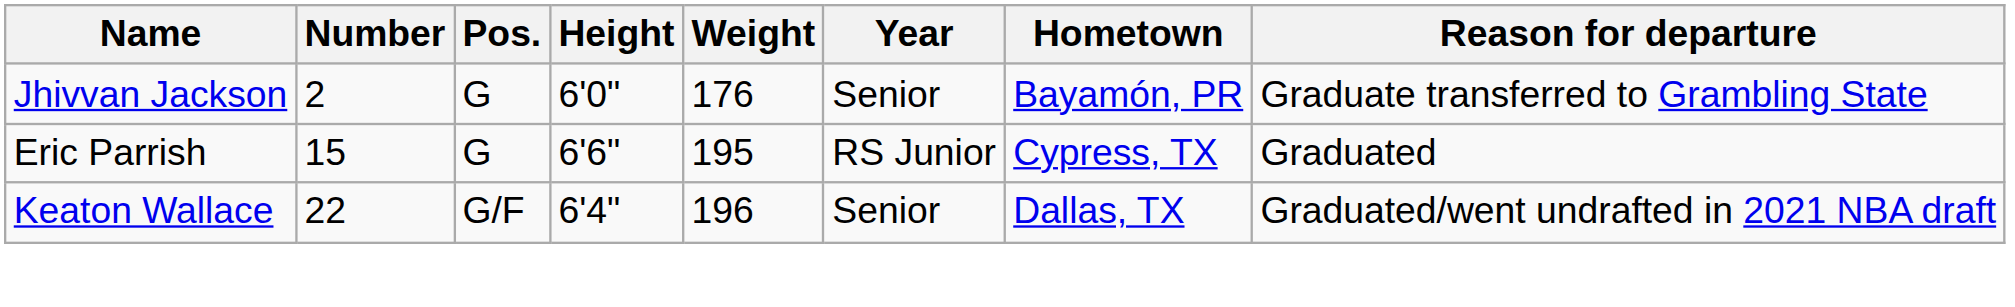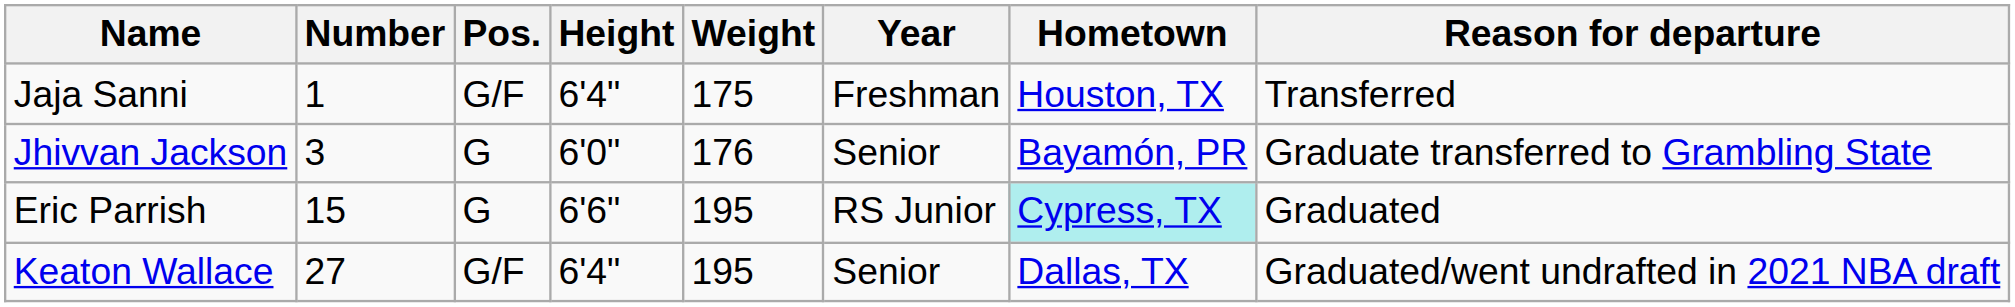+ row: (101, 93)
(315, 93) 2 -> (315, 152) 3
(1115, 152) no background -> (1120, 211) paleturquoise background
(325, 211) 22 -> (325, 270) 27
(723, 211) 196 -> (723, 270) 195
